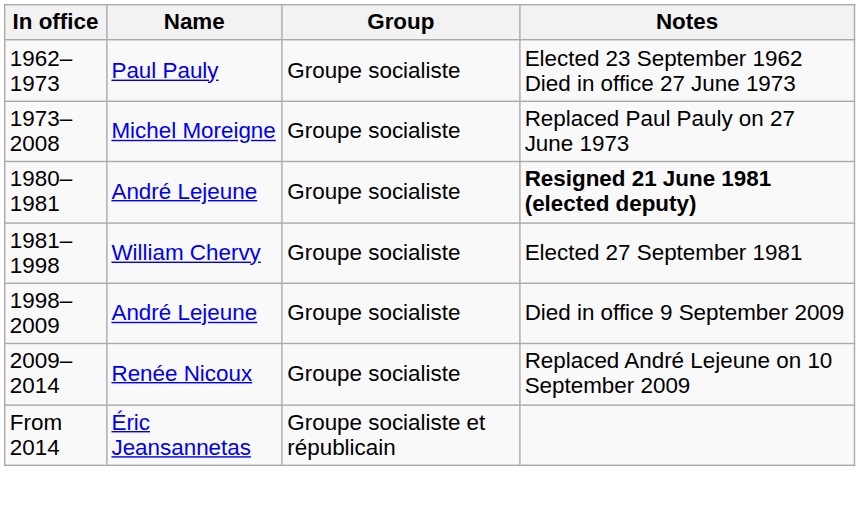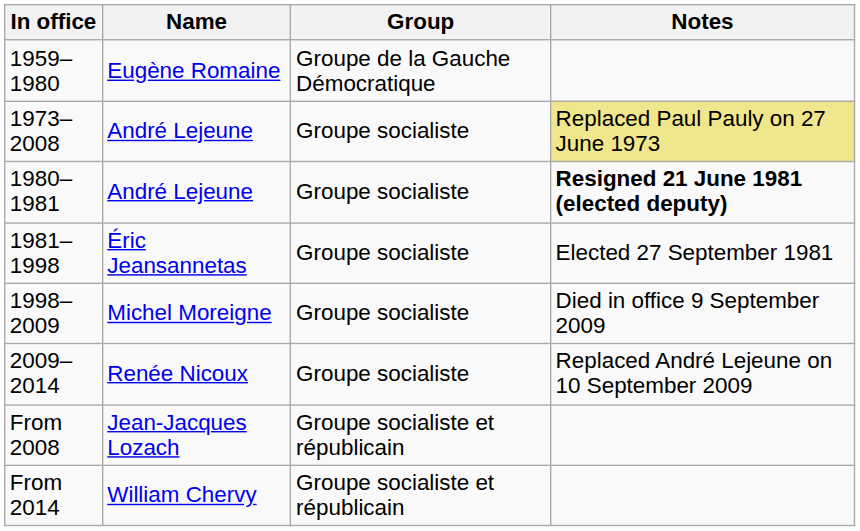+ row: (41, 70)
- row: (41, 70)
(194, 131) Michel Moreigne -> (180, 131) André Lejeune
(660, 131) no background -> (691, 131) khaki background
(186, 252) William Chervy -> (177, 252) Éric Jeansannetas
(184, 313) André Lejeune -> (189, 313) Michel Moreigne
+ row: (36, 434)
(181, 434) Éric Jeansannetas -> (182, 495) William Chervy
